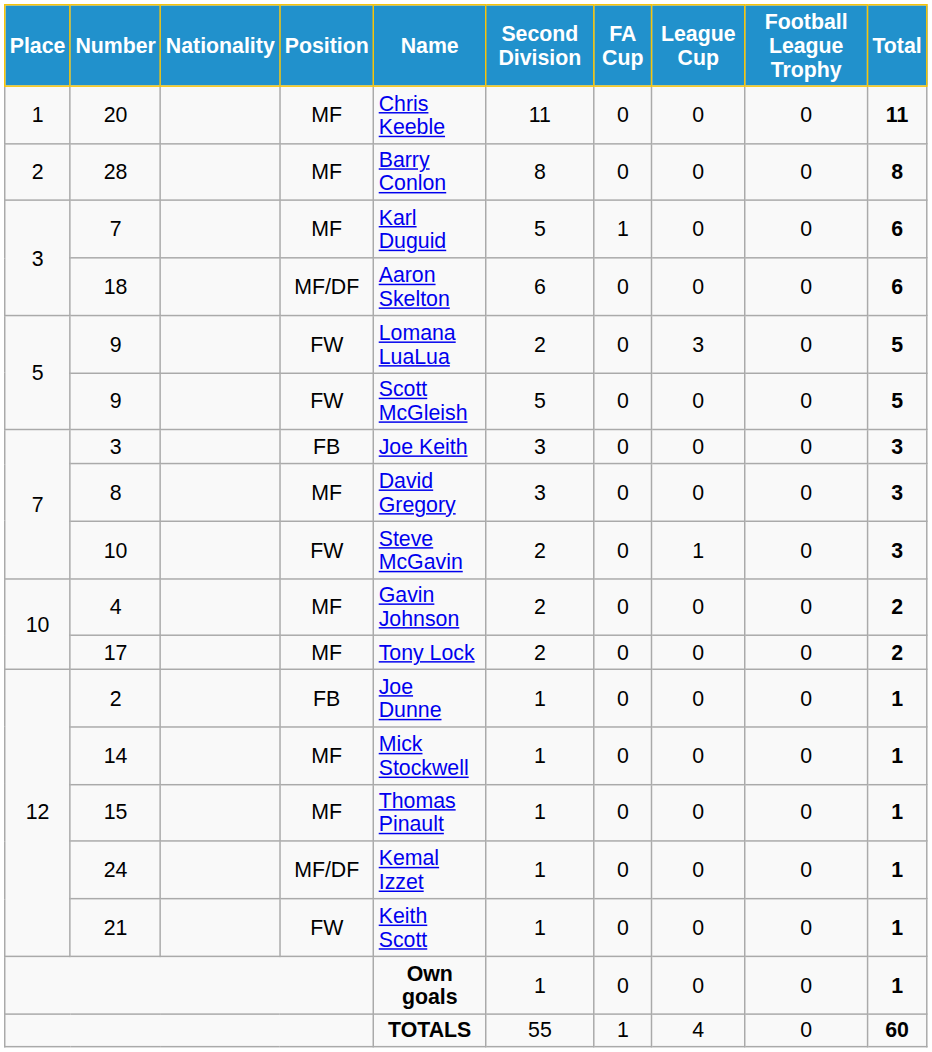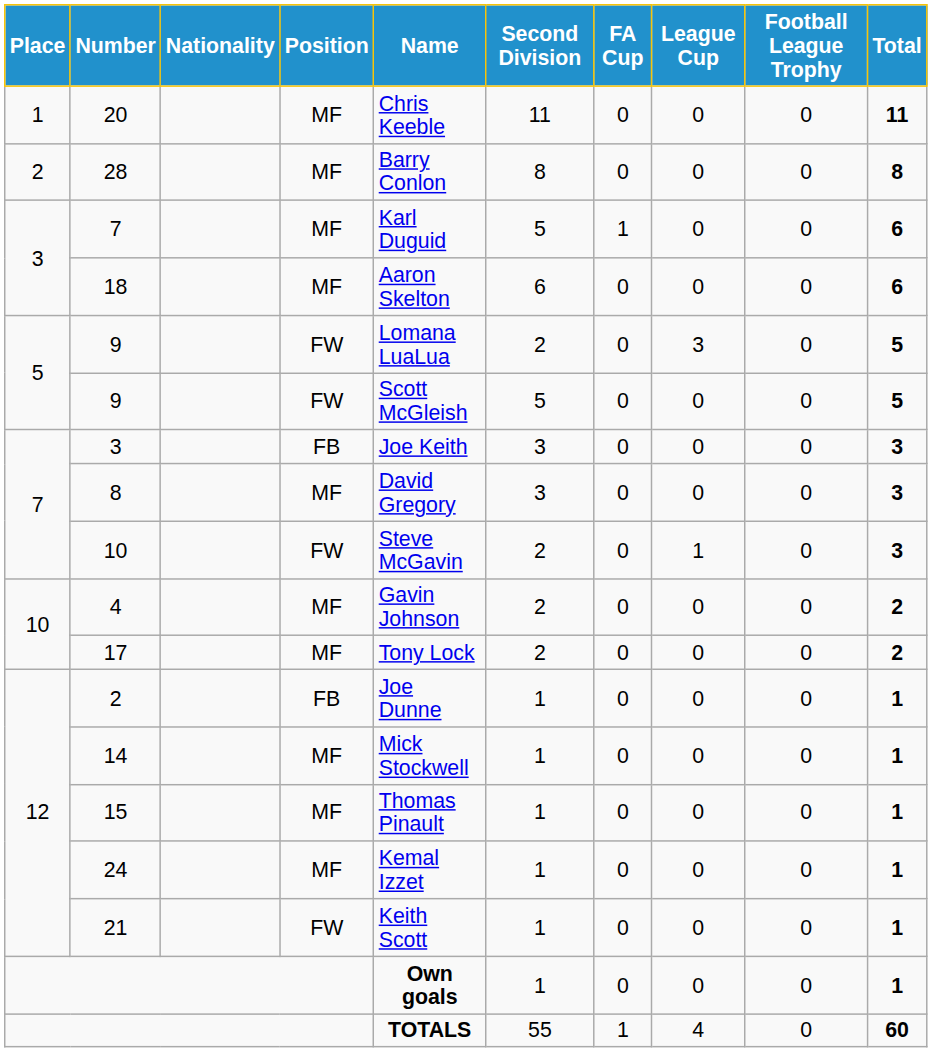(327, 287) MF/DF -> (327, 287) MF
(327, 870) MF/DF -> (327, 870) MF
